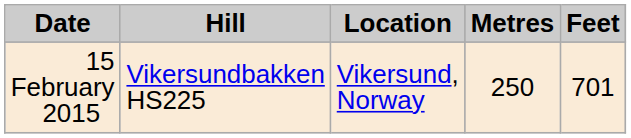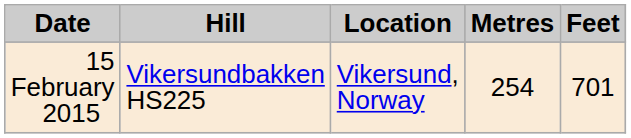(512, 87) 250 -> (512, 87) 254
